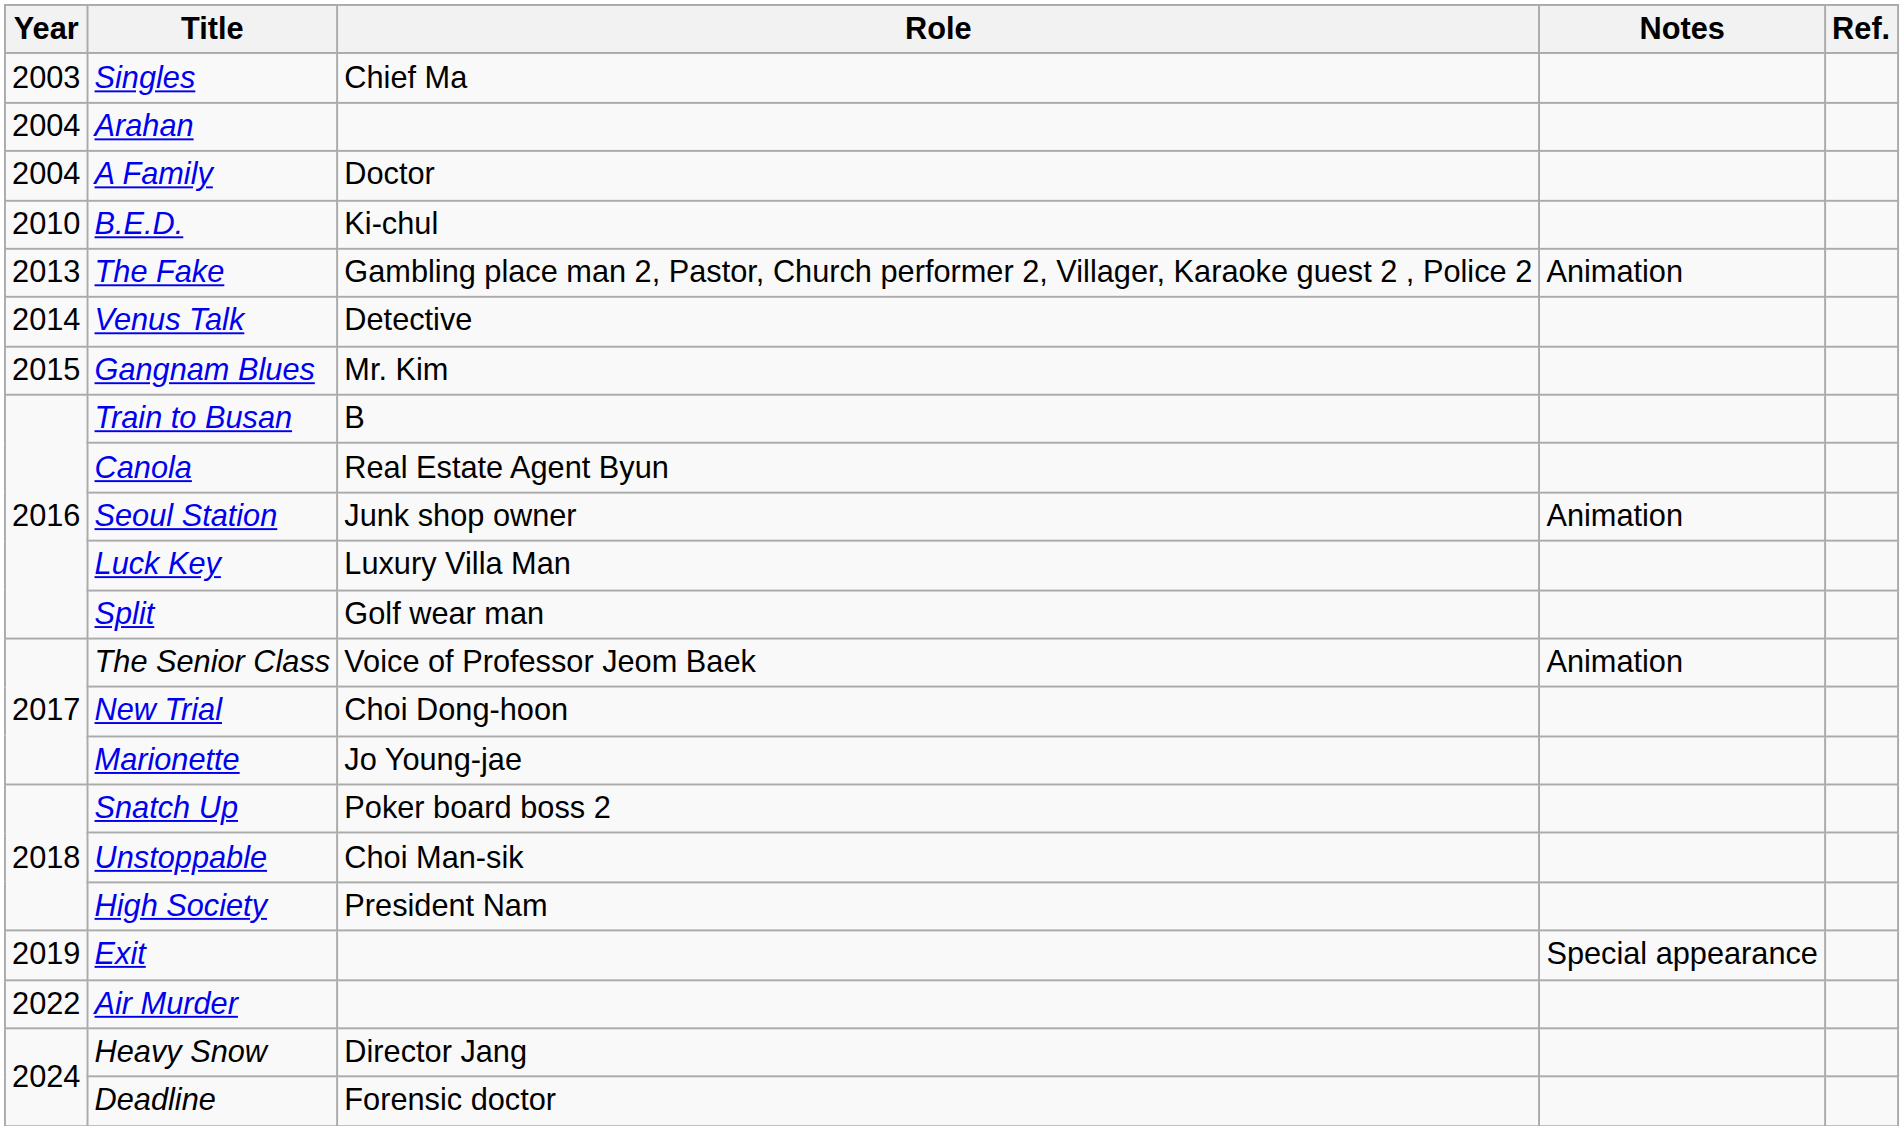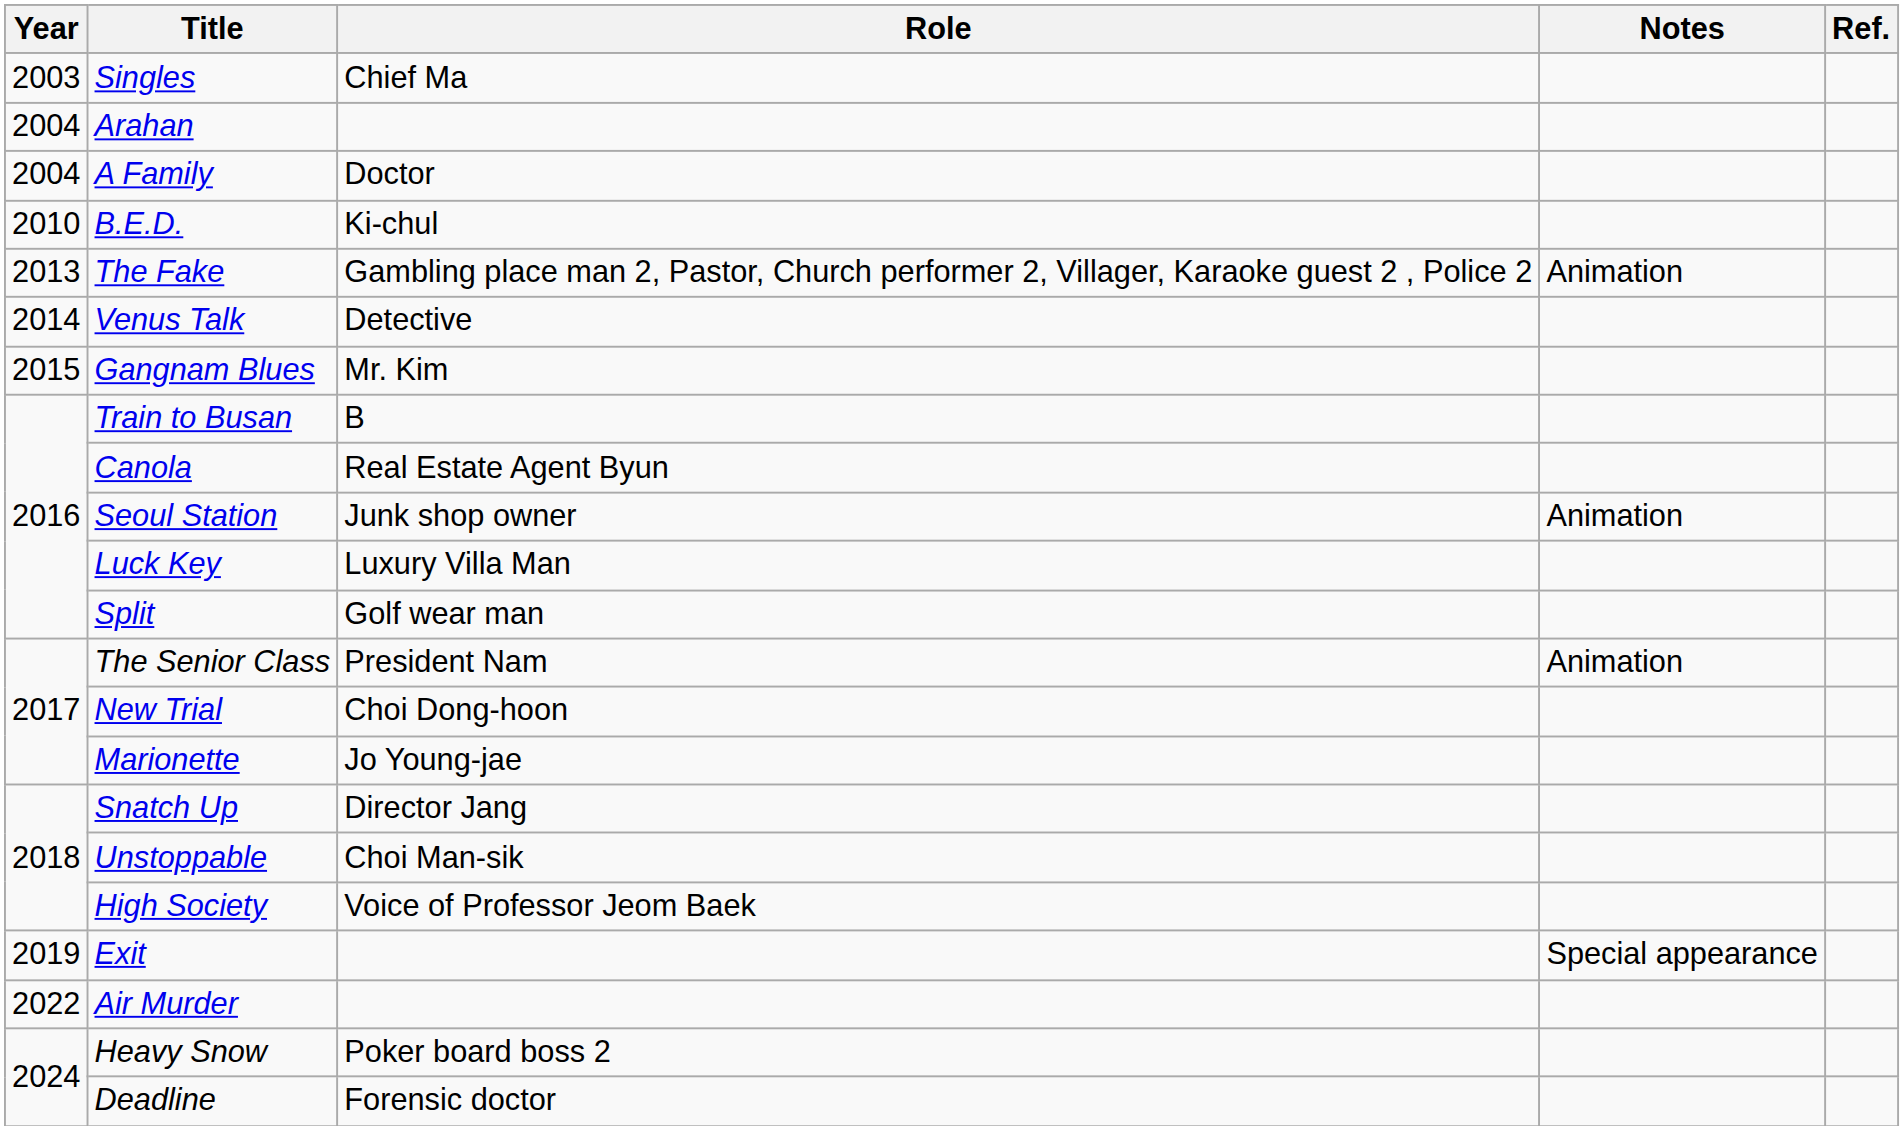(550, 662) Voice of Professor Jeom Baek -> (446, 662) President Nam
(478, 808) Poker board boss 2 -> (436, 808) Director Jang
(446, 905) President Nam -> (550, 905) Voice of Professor Jeom Baek
(436, 1051) Director Jang -> (478, 1051) Poker board boss 2
